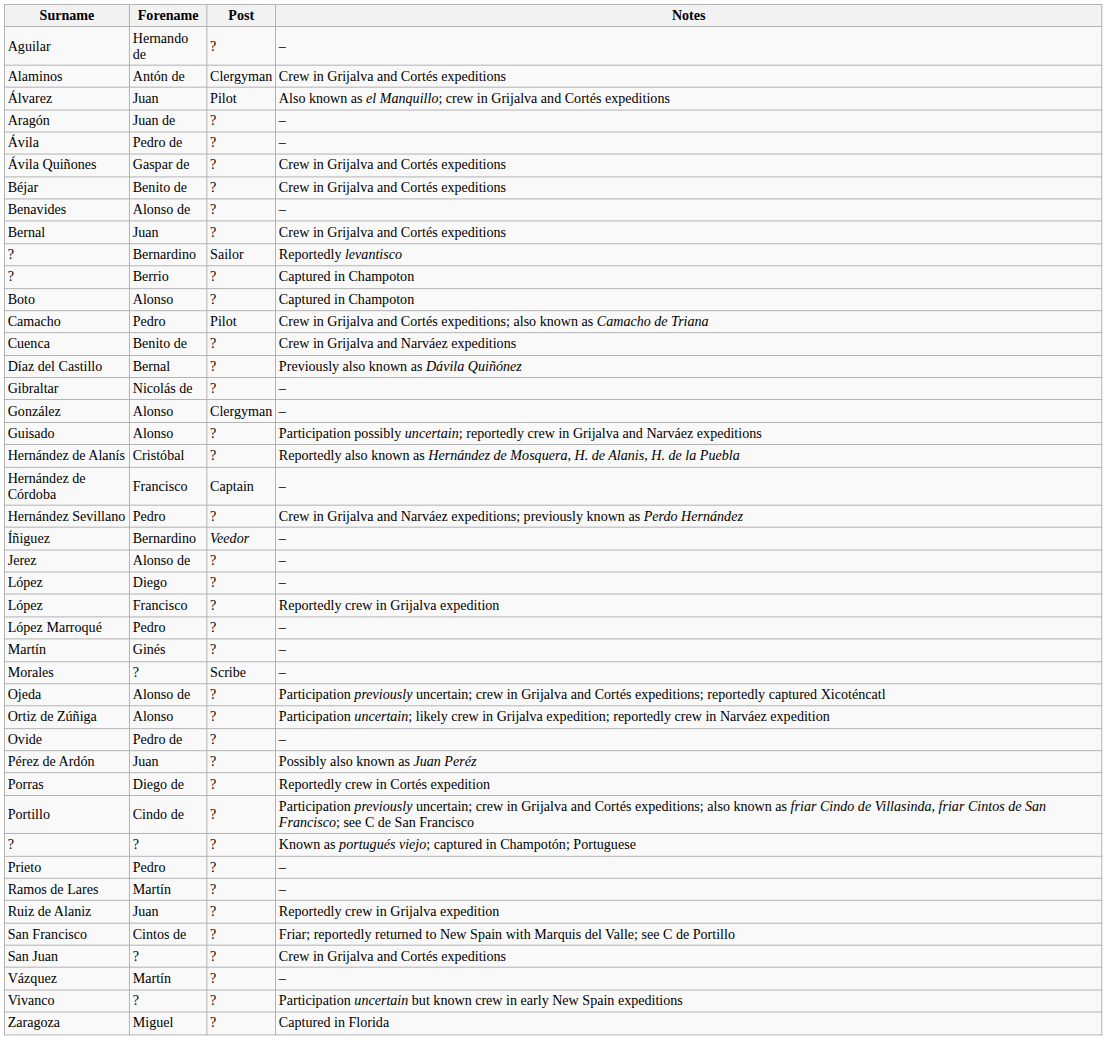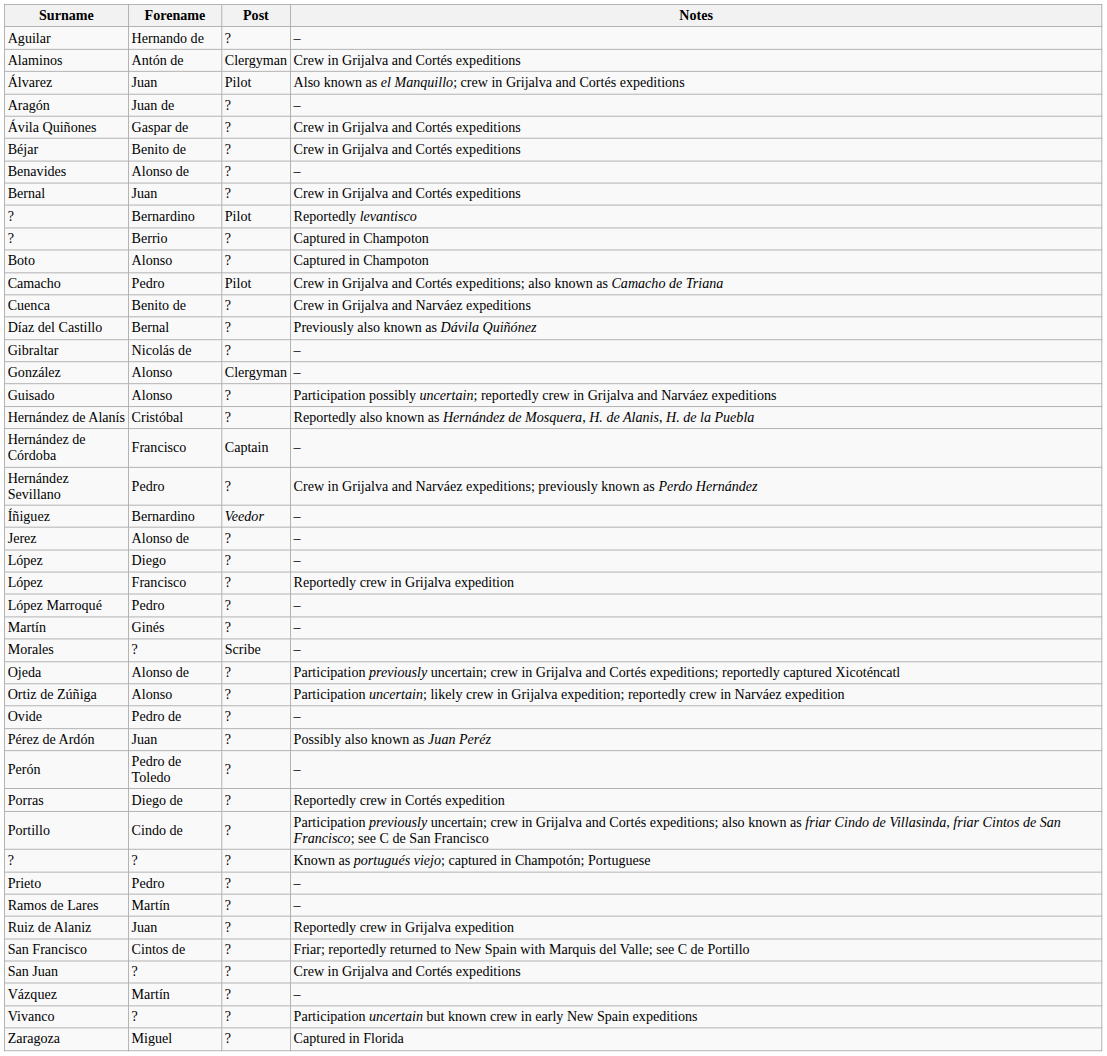- row: (23, 143)
(227, 254) Sailor -> (238, 216) Pilot
+ row: (24, 769)
